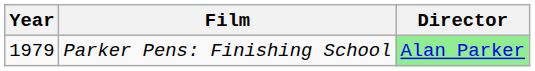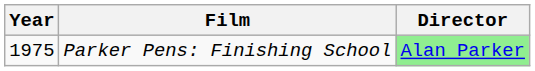(32, 51) 1979 -> (32, 51) 1975
